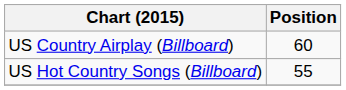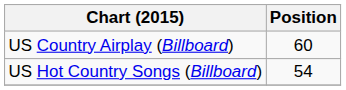(303, 71) 55 -> (303, 71) 54
